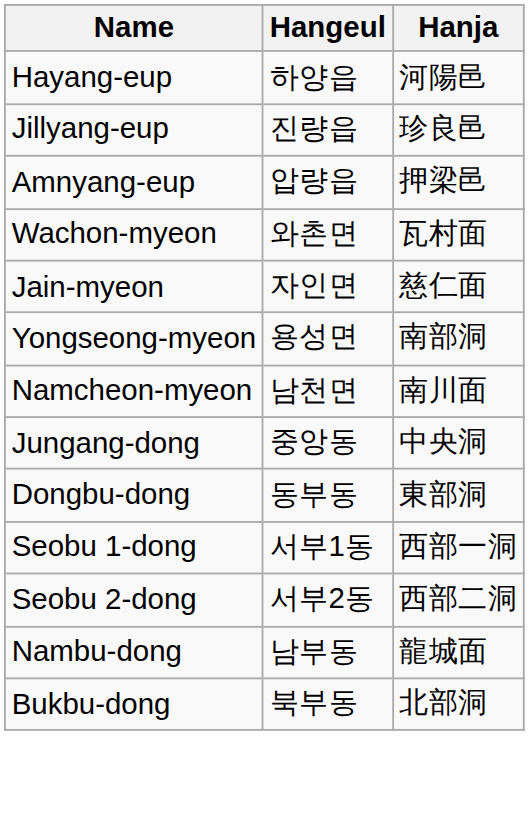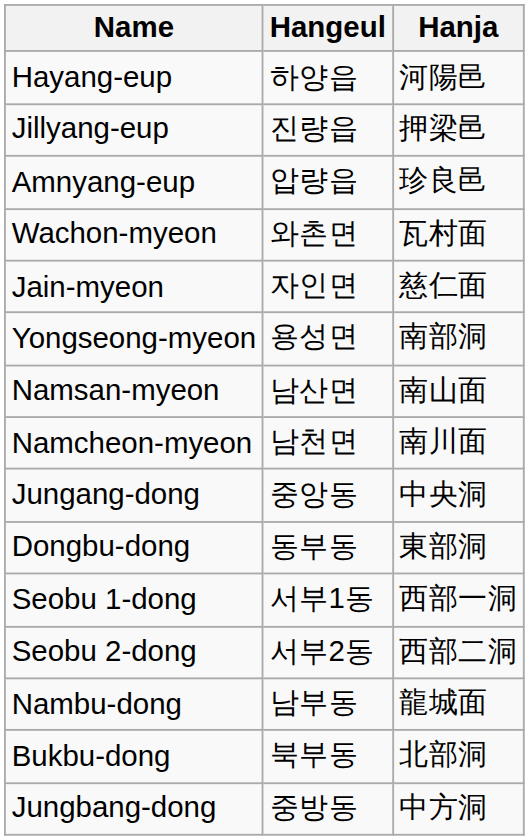(444, 128) 珍良邑 -> (444, 128) 押梁邑
(444, 180) 押梁邑 -> (444, 180) 珍良邑
+ row: (116, 390)
+ row: (114, 808)
